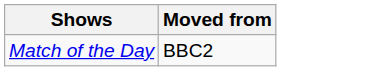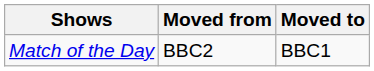+ column: (323, 19)
